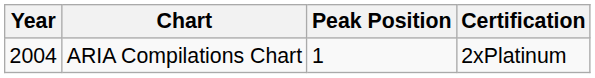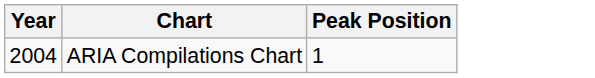- column: (523, 21)
